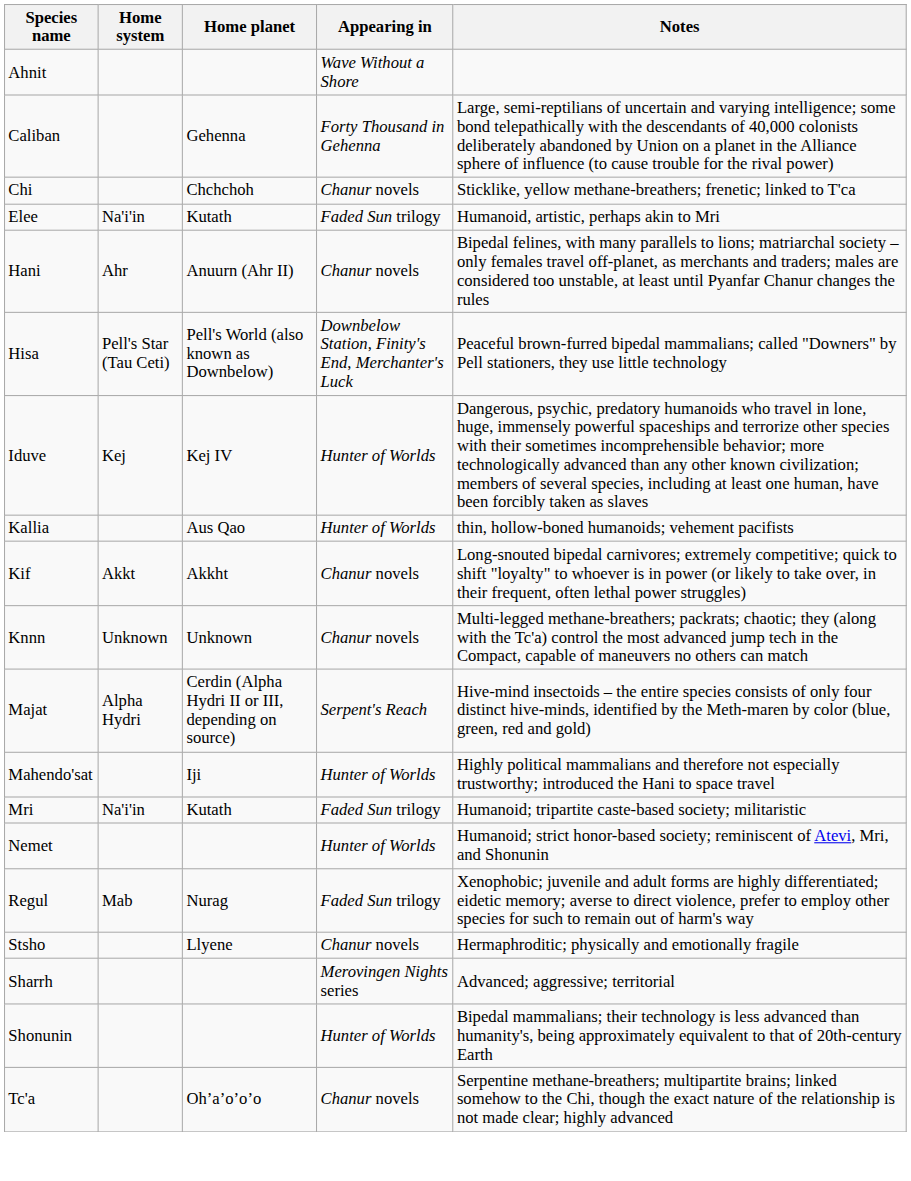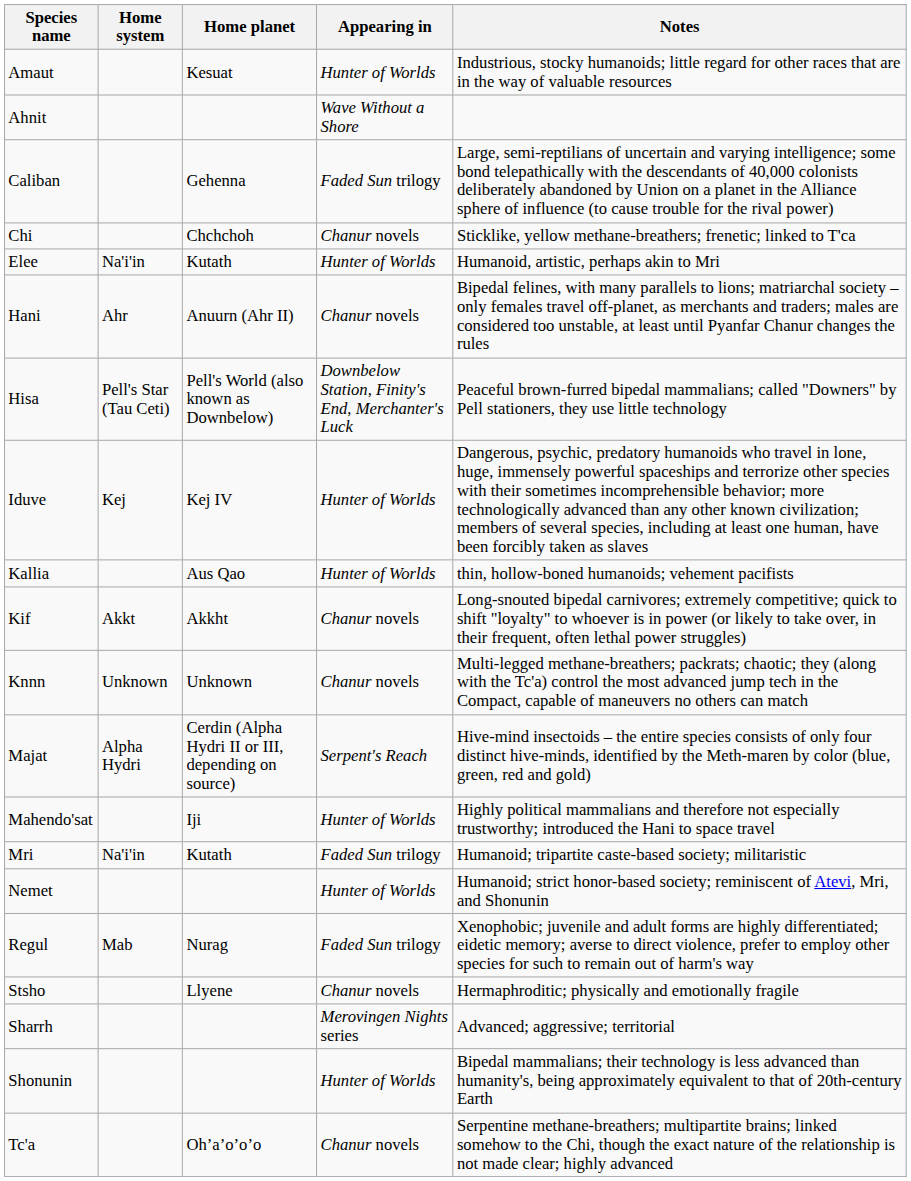+ row: (31, 72)
(382, 135) Forty Thousand in Gehenna -> (381, 181) Faded Sun trilogy
(381, 216) Faded Sun trilogy -> (378, 261) Hunter of Worlds
